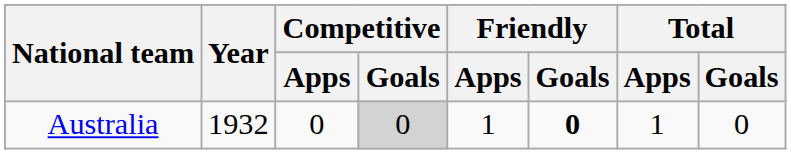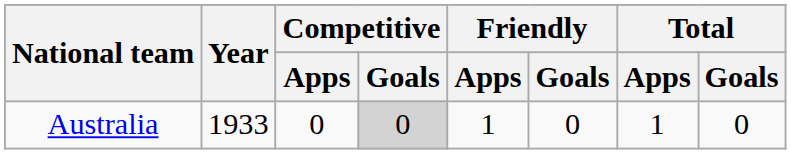(238, 124) 1932 -> (238, 124) 1933
(573, 124) bold -> (573, 124) normal
